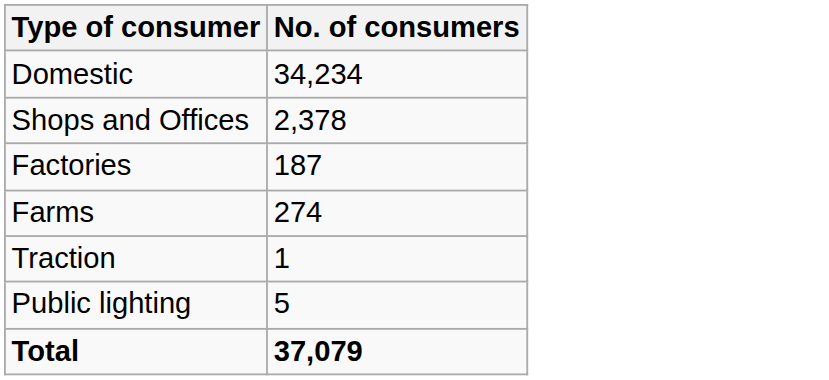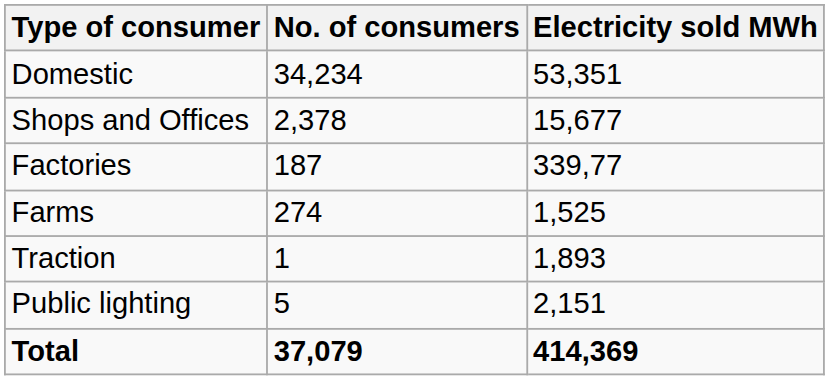+ column: (675, 27)
